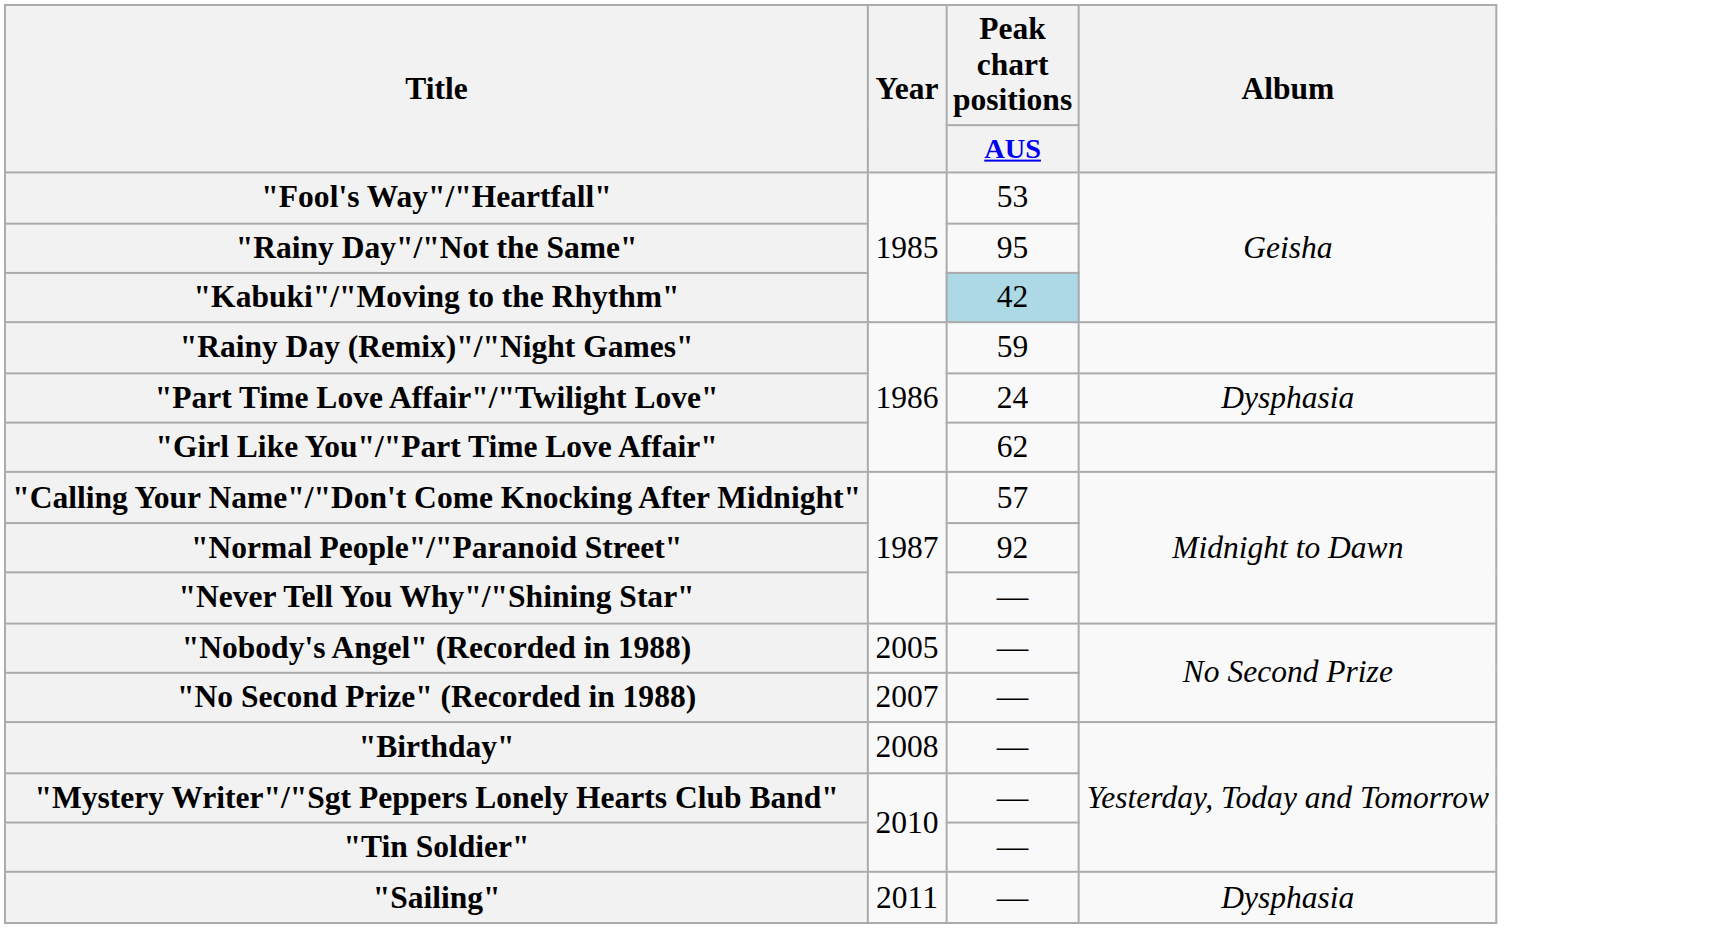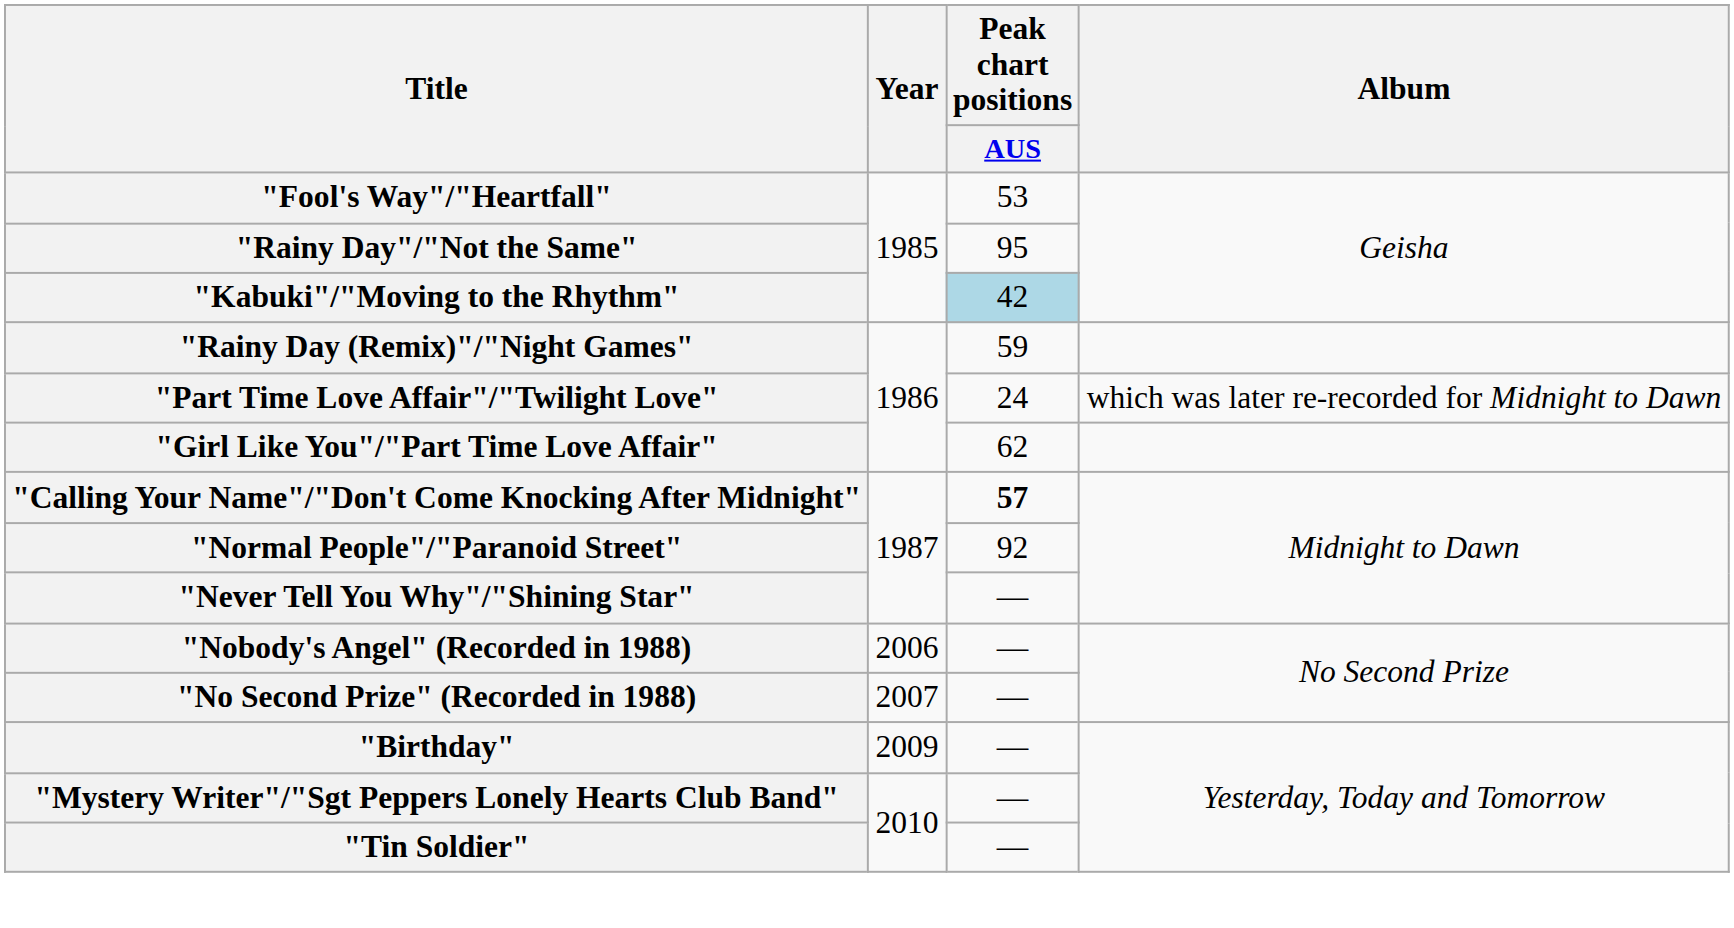(1288, 397) Dysphasia -> (1404, 397) which was later re-recorded for Midnight to Dawn
(1013, 497) normal -> (1013, 497) bold
(907, 647) 2005 -> (907, 647) 2006
(907, 747) 2008 -> (907, 747) 2009
- row: (437, 897)
